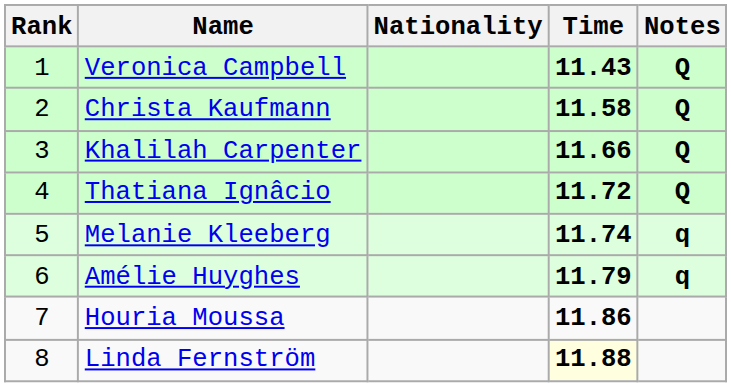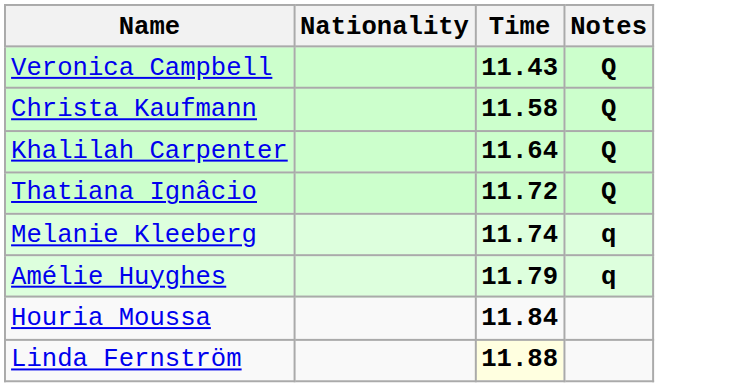- column: (42, 26)
(593, 151) 11.66 -> (520, 151) 11.64
(593, 318) 11.86 -> (520, 318) 11.84
